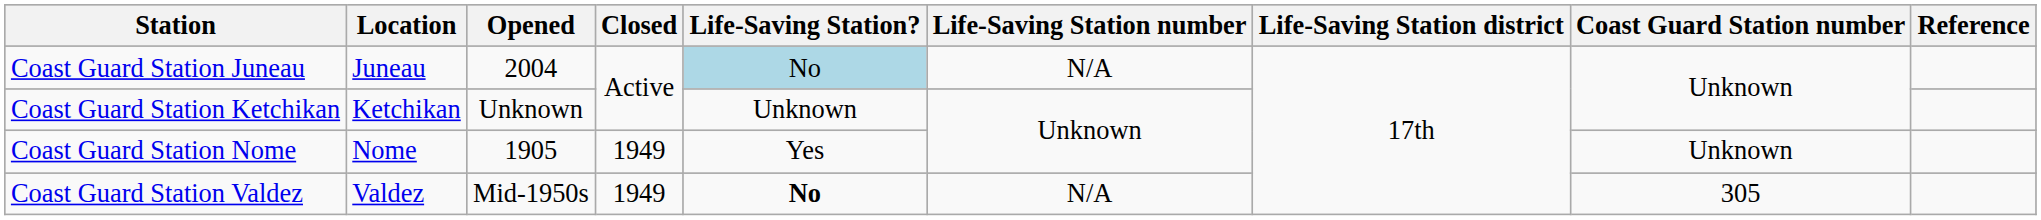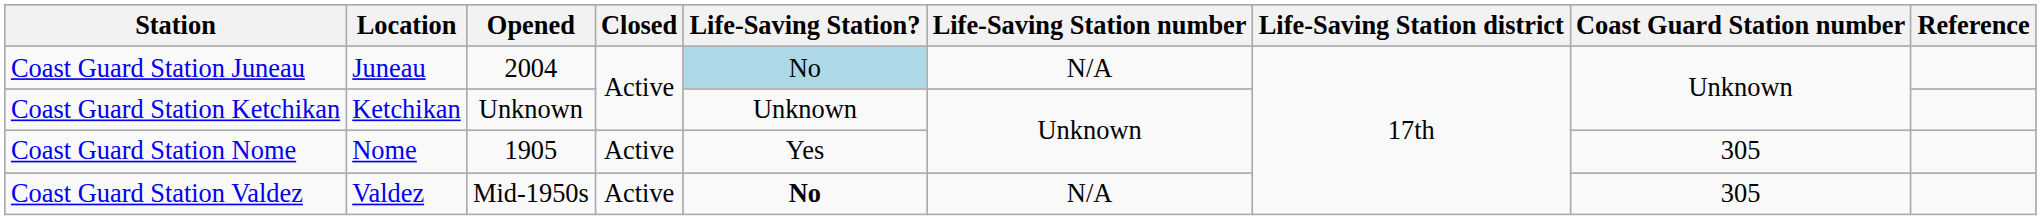(639, 151) 1949 -> (639, 151) Active
(1741, 151) Unknown -> (1741, 151) 305
(639, 192) 1949 -> (639, 192) Active
